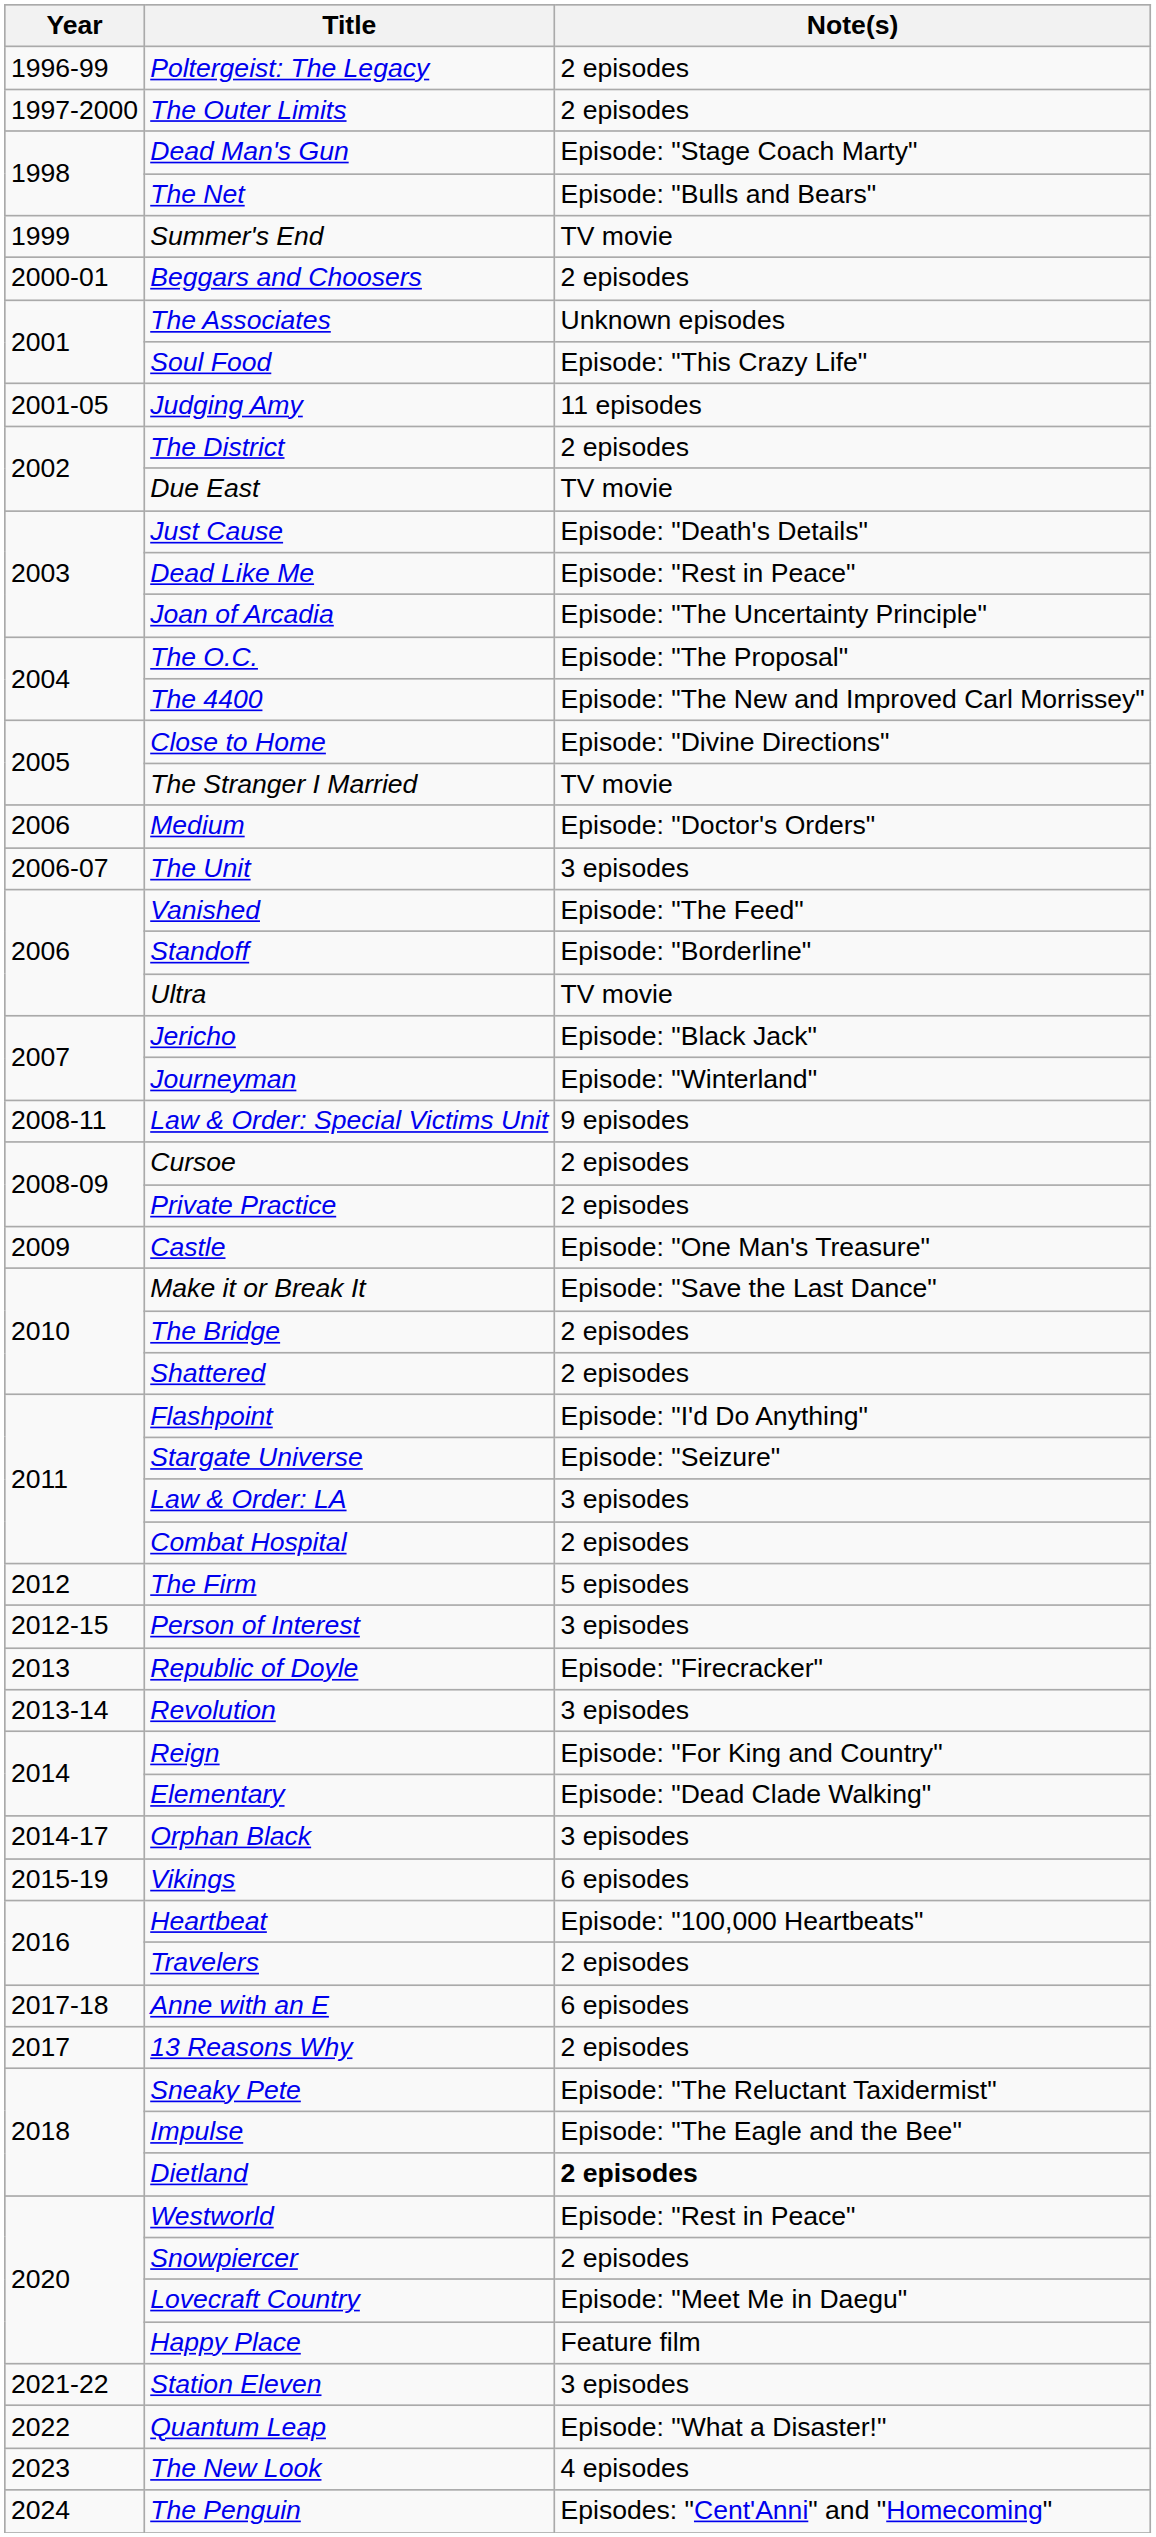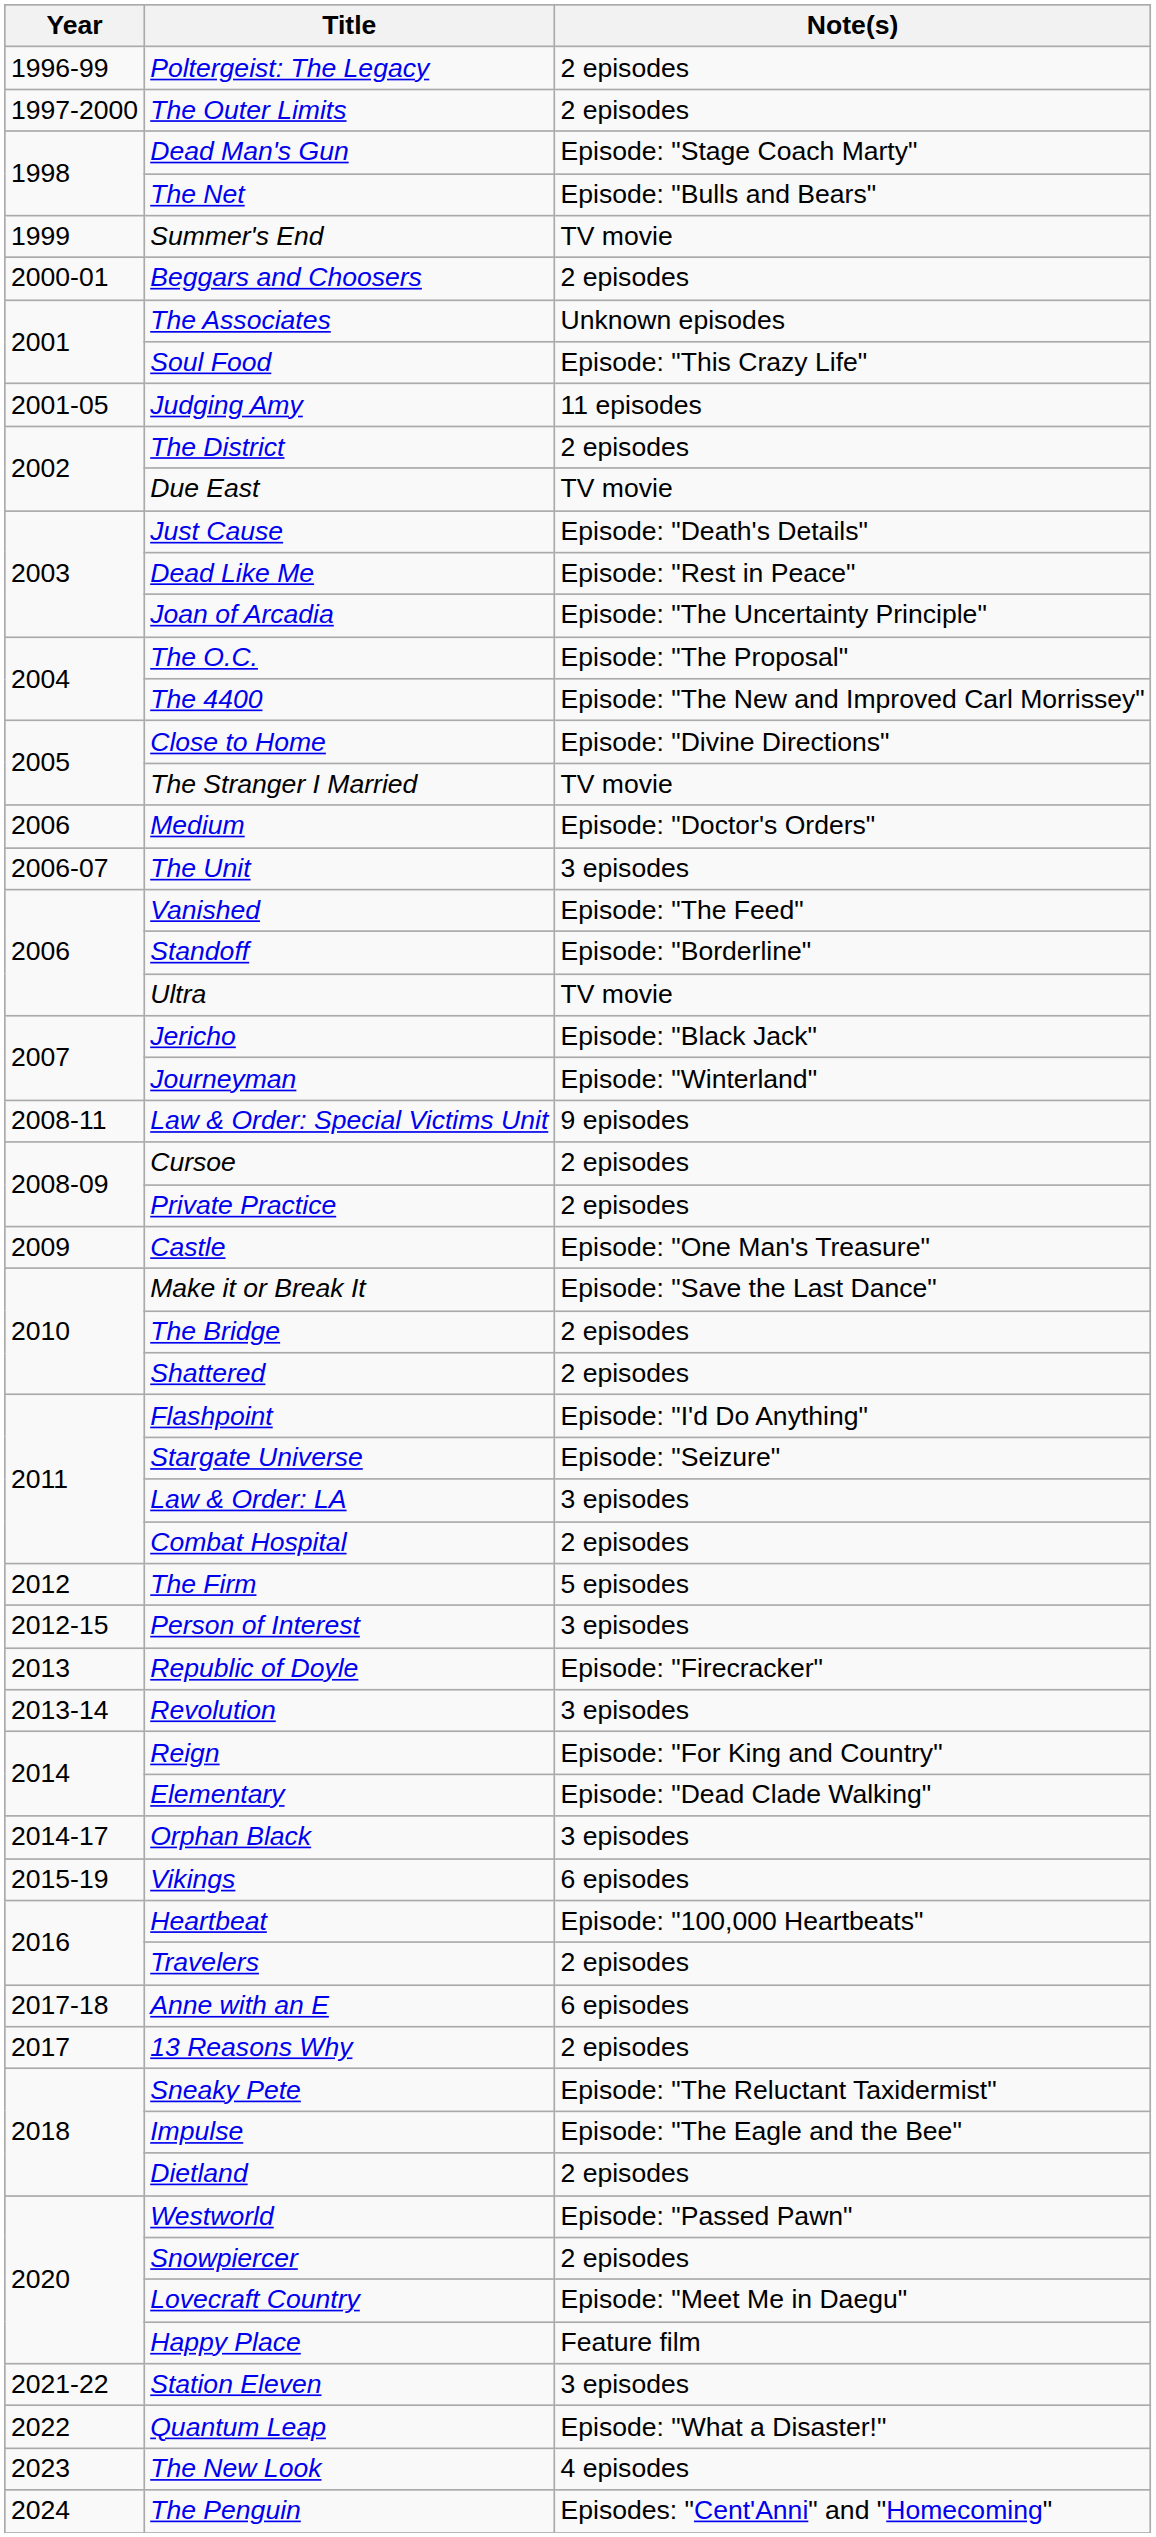(629, 2173) bold -> (625, 2173) normal
(708, 2215) Episode: "Rest in Peace" -> (707, 2215) Episode: "Passed Pawn"
